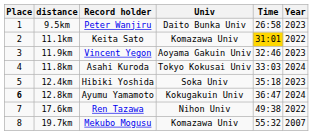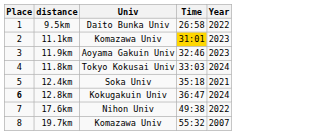- column: (118, 11)
(295, 25) 2023 -> (219, 25) 2022
(295, 39) 2022 -> (219, 39) 2023
(295, 81) 2023 -> (219, 81) 2021
